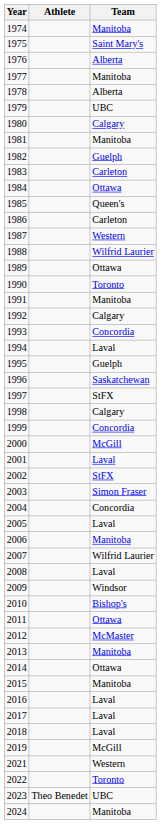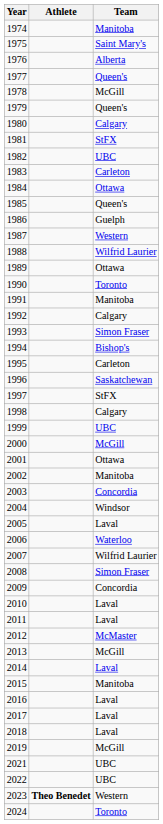(112, 76) Manitoba -> (111, 76) Queen's
(107, 92) Alberta -> (110, 92) McGill
(103, 108) UBC -> (111, 108) Queen's
(112, 140) Manitoba -> (106, 140) StFX
(107, 156) Guelph -> (106, 156) UBC
(110, 220) Carleton -> (110, 220) Guelph
(113, 332) Concordia -> (122, 332) Simon Fraser
(104, 348) Laval -> (112, 348) Bishop's
(107, 364) Guelph -> (113, 364) Carleton
(113, 428) Concordia -> (106, 428) UBC
(104, 460) Laval -> (110, 460) Ottawa
(103, 476) StFX -> (114, 476) Manitoba
(119, 492) Simon Fraser -> (116, 492) Concordia
(113, 508) Concordia -> (112, 508) Windsor
(112, 540) Manitoba -> (114, 540) Waterloo
(104, 572) Laval -> (122, 572) Simon Fraser
(110, 587) Windsor -> (116, 587) Concordia
(110, 603) Bishop's -> (107, 603) Laval
(107, 619) Ottawa -> (107, 619) Laval
(112, 651) Manitoba -> (110, 651) McGill
(107, 667) Ottawa -> (107, 667) Laval
(109, 763) Western -> (106, 763) UBC
(108, 779) Toronto -> (106, 779) UBC
(60, 795) normal -> (61, 795) bold
(103, 795) UBC -> (112, 795) Western
(112, 811) Manitoba -> (111, 811) Toronto
